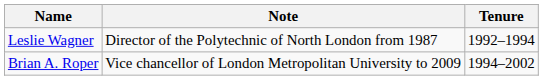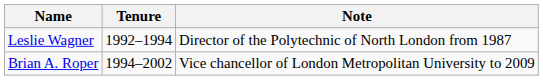columns swapped: (501, 16) <-> (283, 16)
